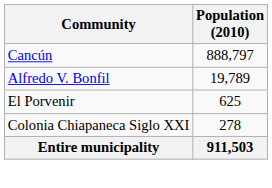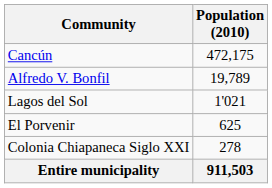(230, 55) 888,797 -> (230, 55) 472,175
+ row: (48, 101)
